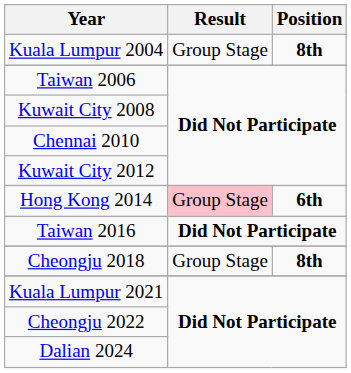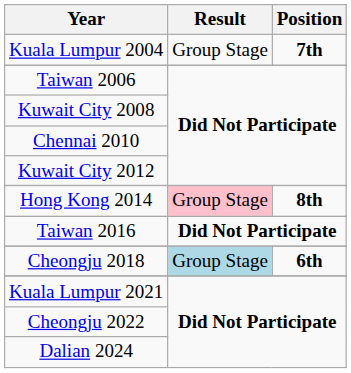(309, 49) 8th -> (309, 49) 7th
(309, 200) 6th -> (309, 200) 8th
(220, 261) no background -> (220, 261) lightblue background
(309, 261) 8th -> (309, 261) 6th
